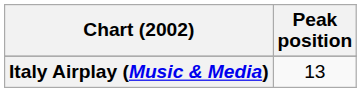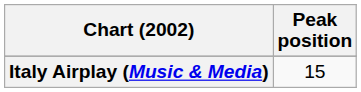(315, 71) 13 -> (315, 71) 15
